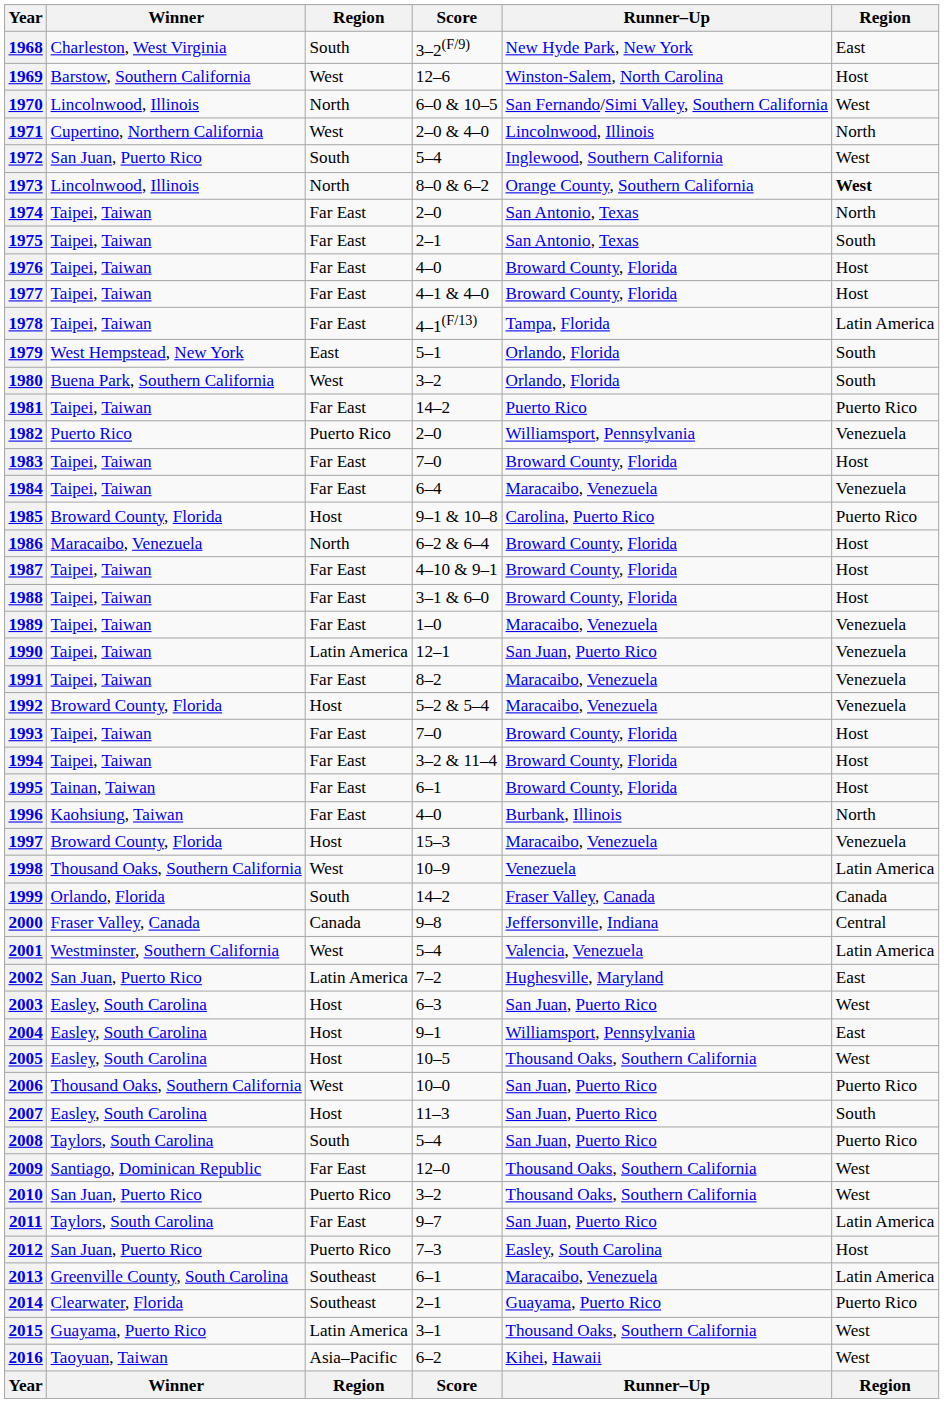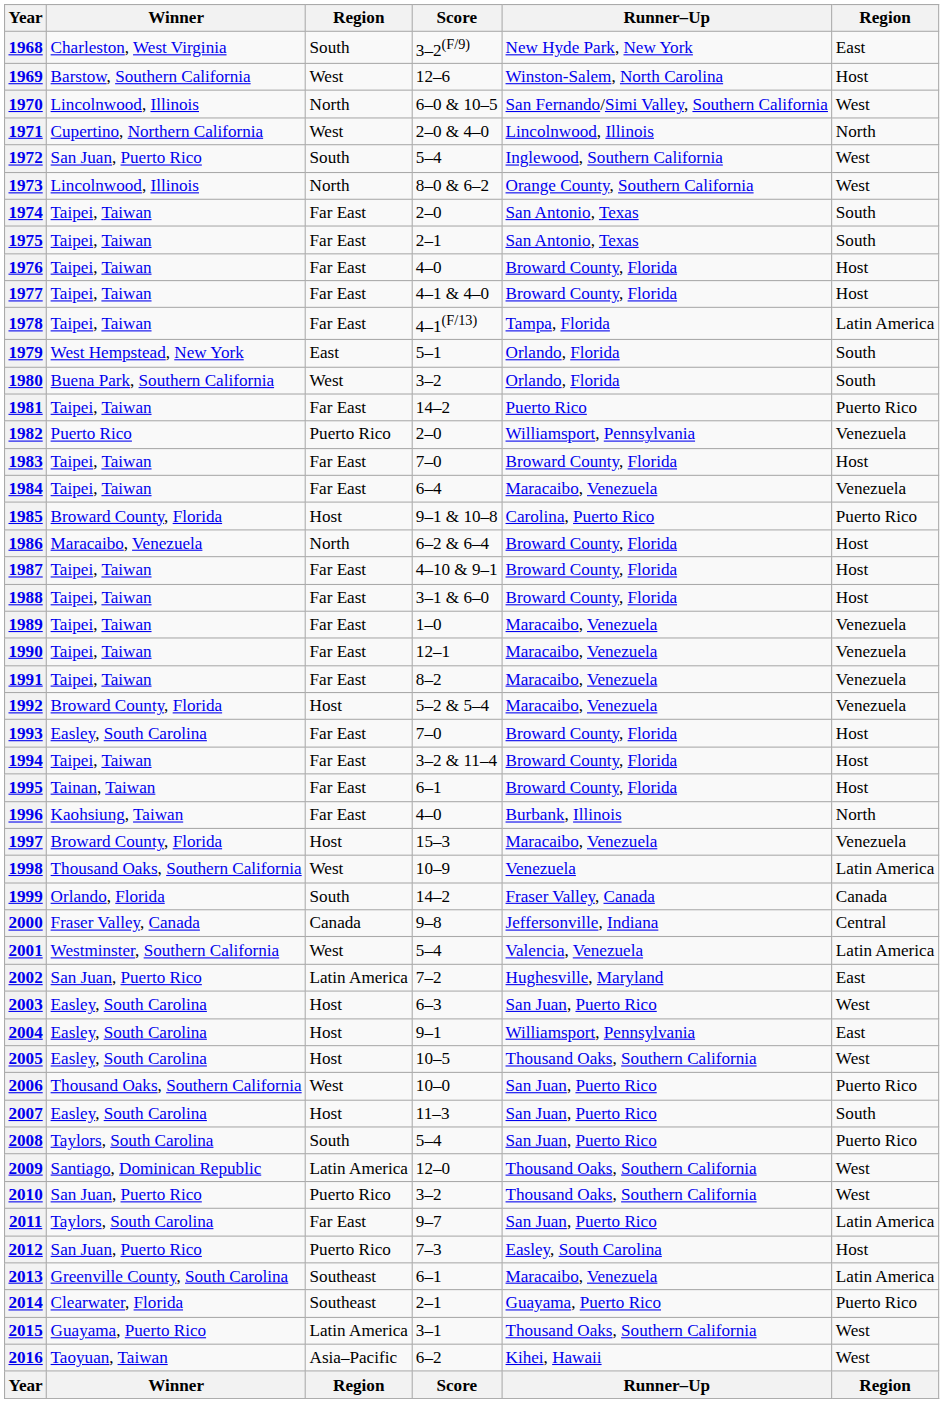(854, 185) bold -> (853, 185) normal
(856, 212) North -> (856, 212) South
(359, 651) Latin America -> (338, 651) Far East
(581, 651) San Juan, Puerto Rico -> (581, 651) Maracaibo, Venezuela
(101, 733) Taipei, Taiwan -> (129, 733) Easley, South Carolina
(338, 1167) Far East -> (359, 1167) Latin America
